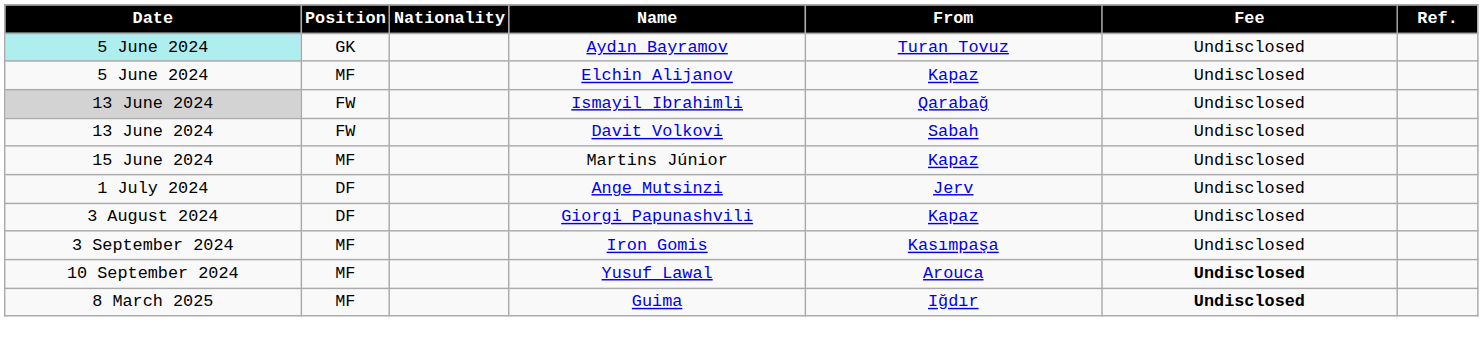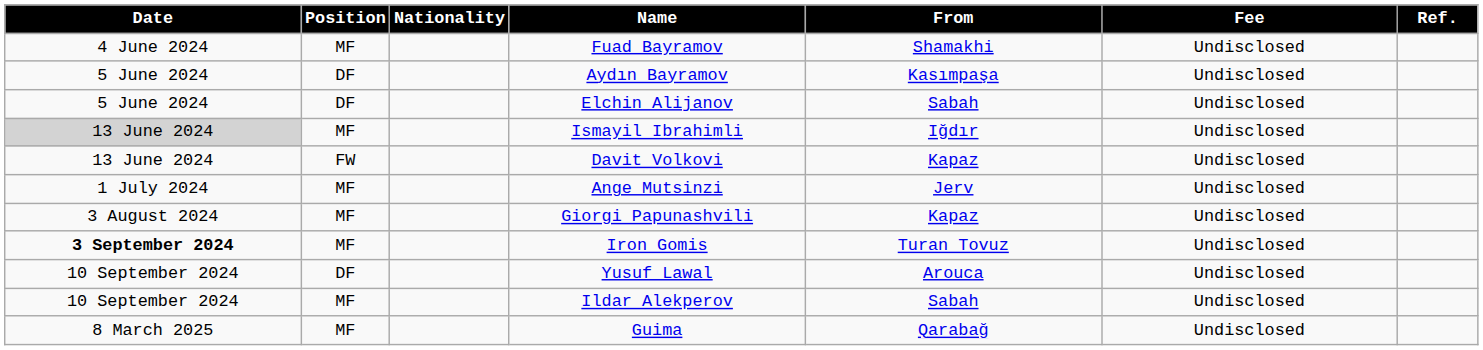+ row: (657, 47)
(153, 47) paleturquoise background -> (153, 75) no background
(345, 47) GK -> (345, 75) DF
(953, 47) Turan Tovuz -> (953, 75) Kasımpaşa
(345, 75) MF -> (345, 103) DF
(953, 75) Kapaz -> (953, 103) Sabah
(345, 103) FW -> (345, 132) MF
(953, 103) Qarabağ -> (953, 132) Iğdır
(953, 132) Sabah -> (953, 160) Kapaz
- row: (657, 160)
(345, 188) DF -> (345, 188) MF
(345, 217) DF -> (345, 217) MF
(153, 245) normal -> (153, 245) bold
(953, 245) Kasımpaşa -> (953, 245) Turan Tovuz
(345, 273) MF -> (345, 273) DF
(1249, 273) bold -> (1249, 273) normal
+ row: (657, 302)
(953, 302) Iğdır -> (953, 330) Qarabağ
(1249, 302) bold -> (1249, 330) normal
